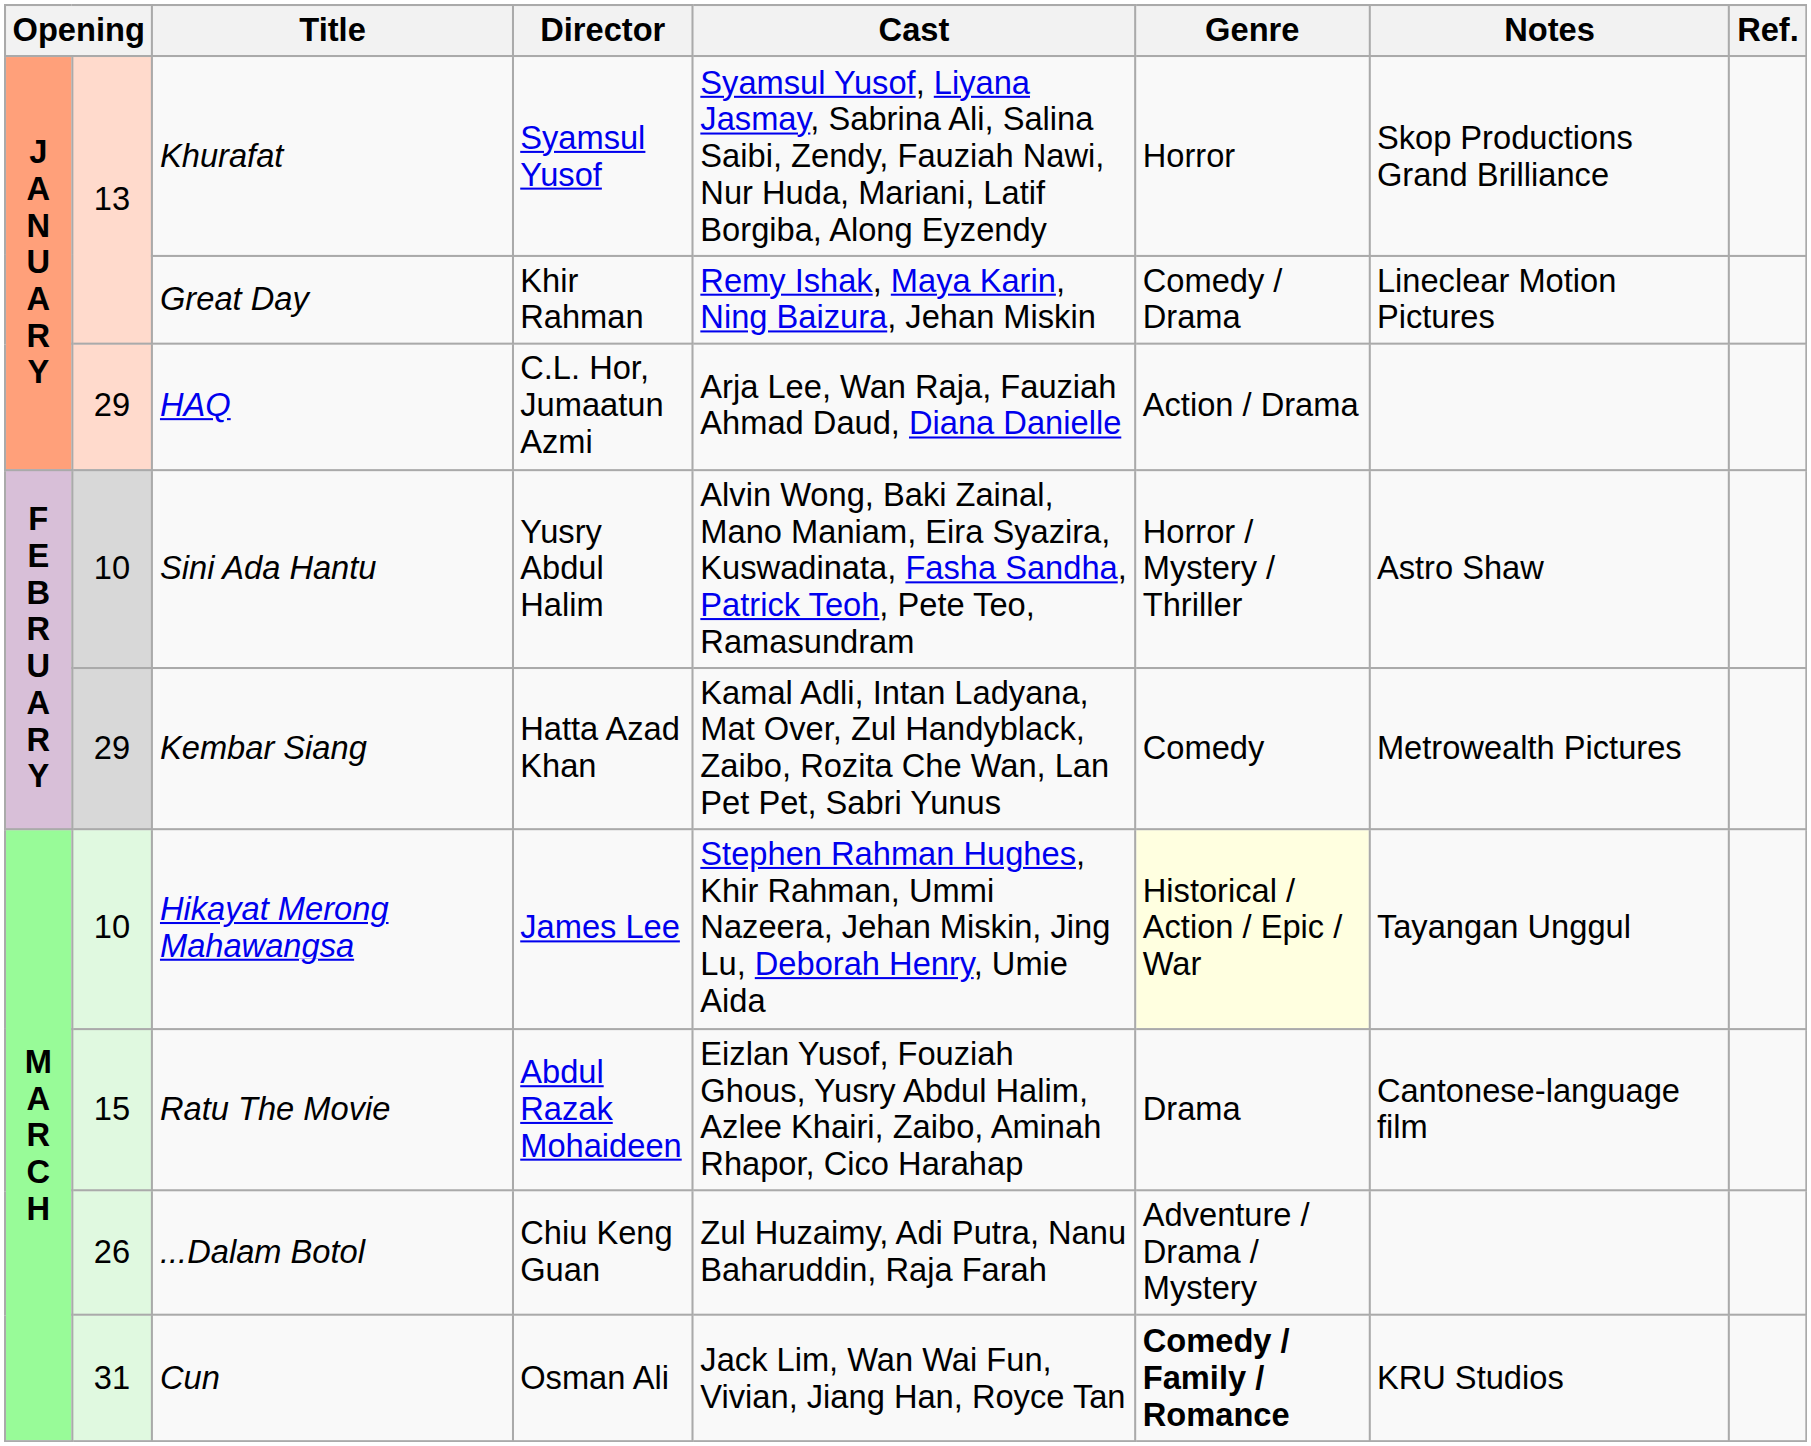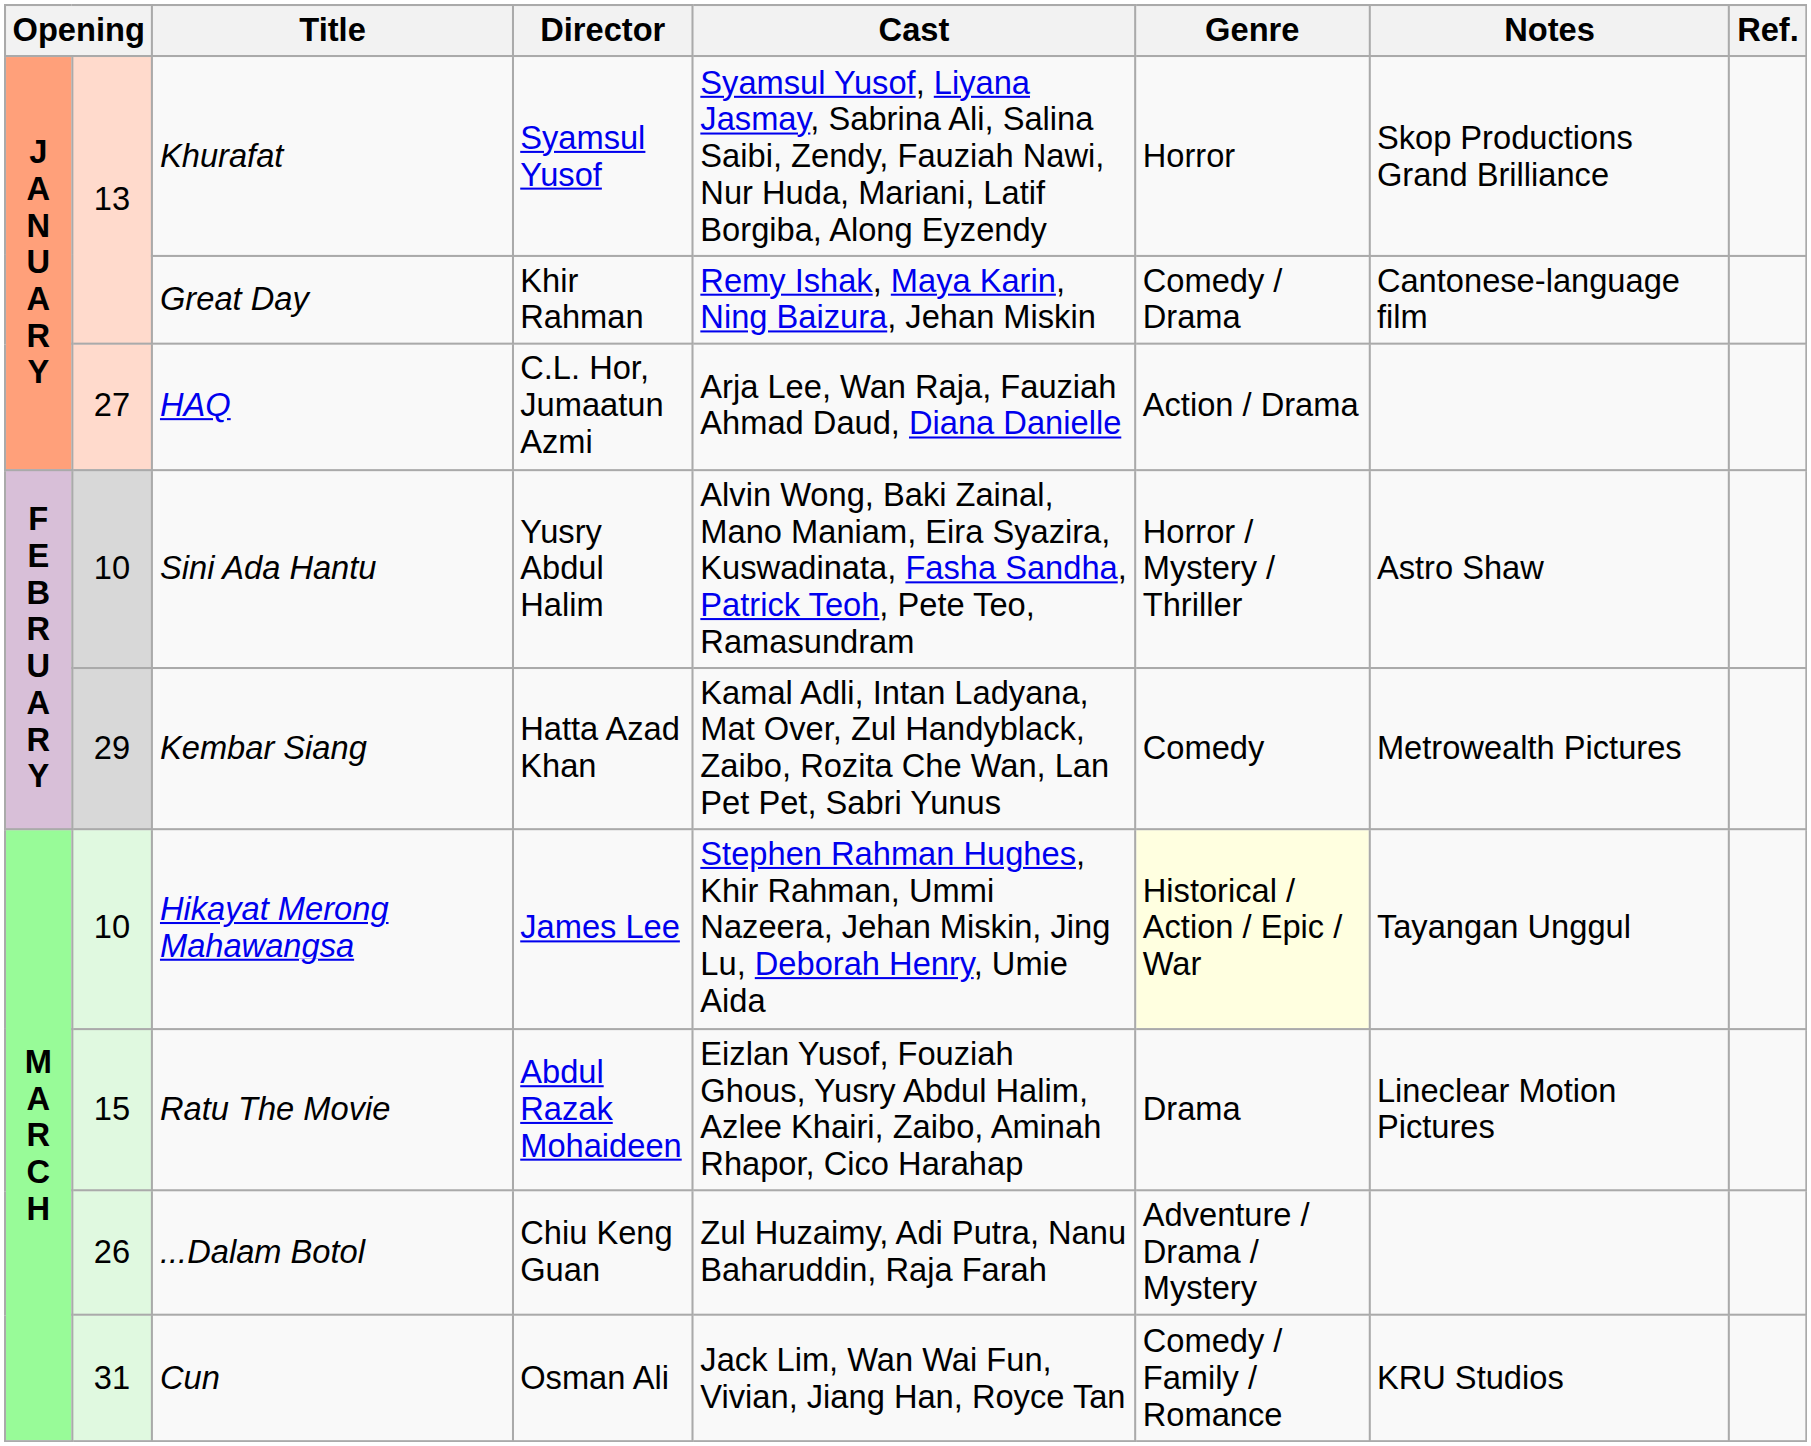(1497, 299) Lineclear Motion Pictures -> (1528, 299) Cantonese-language film
(112, 405) 29 -> (112, 405) 27
(1528, 1108) Cantonese-language film -> (1497, 1108) Lineclear Motion Pictures
(1216, 1377) bold -> (1213, 1377) normal
